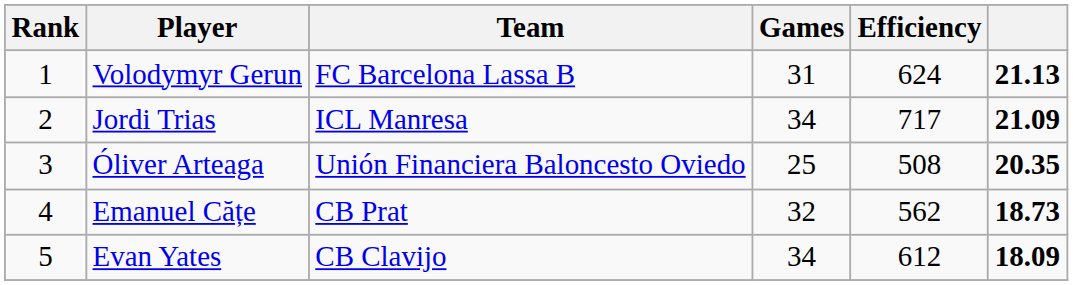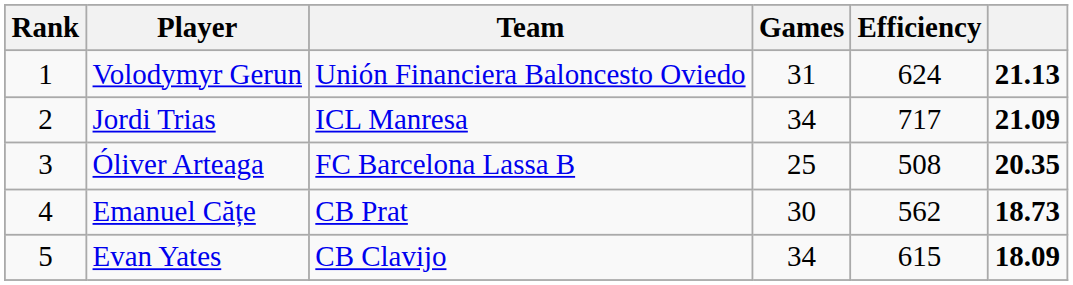(445, 73) FC Barcelona Lassa B -> (530, 73) Unión Financiera Baloncesto Oviedo
(530, 165) Unión Financiera Baloncesto Oviedo -> (445, 165) FC Barcelona Lassa B
(802, 211) 32 -> (802, 211) 30
(919, 257) 612 -> (919, 257) 615
